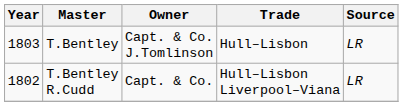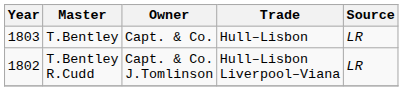(169, 45) Capt. & Co. J.Tomlinson -> (169, 37) Capt. & Co.
(169, 82) Capt. & Co. -> (169, 67) Capt. & Co. J.Tomlinson
